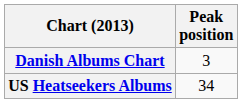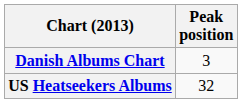(206, 85) 34 -> (206, 85) 32
